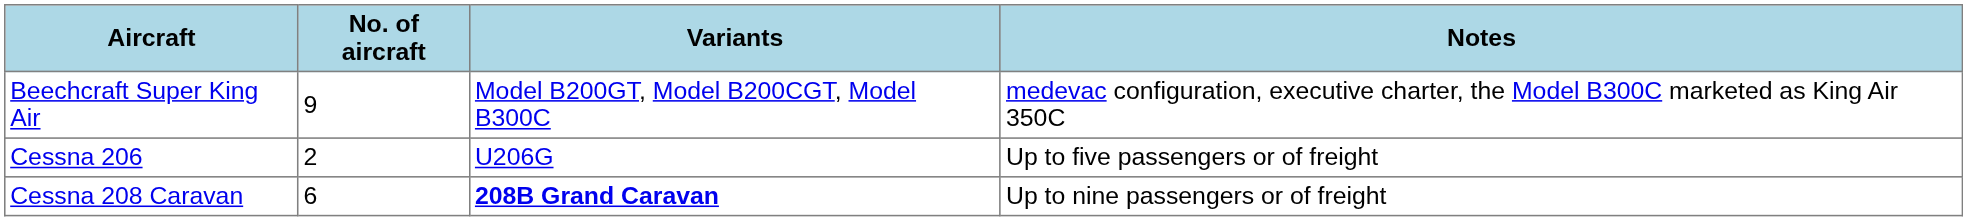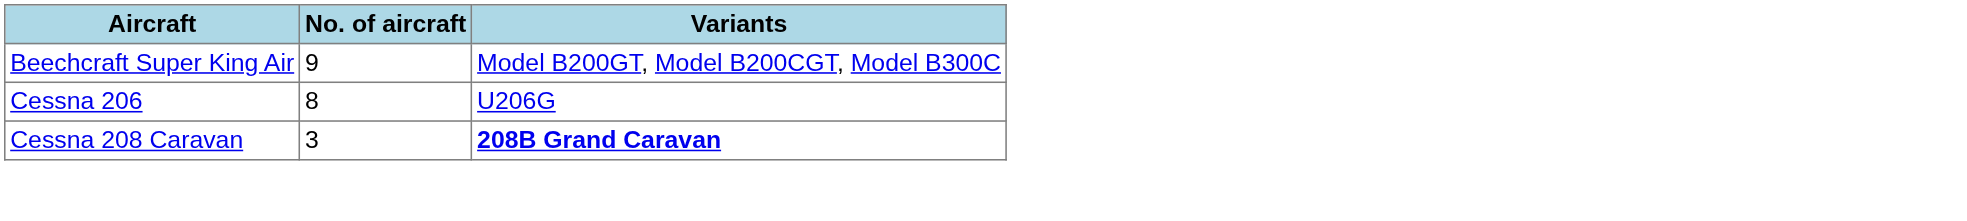- column: (1482, 37)
(310, 157) 2 -> (312, 101) 8
(310, 195) 6 -> (312, 140) 3
